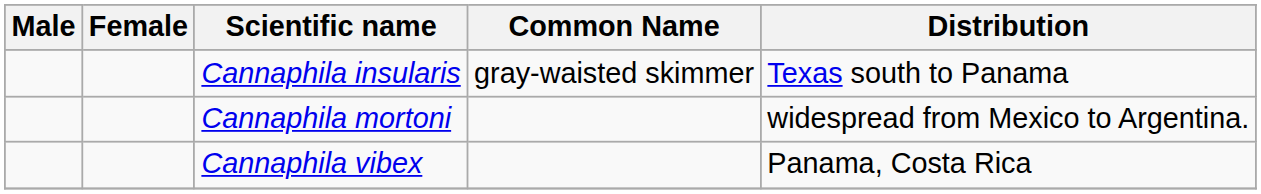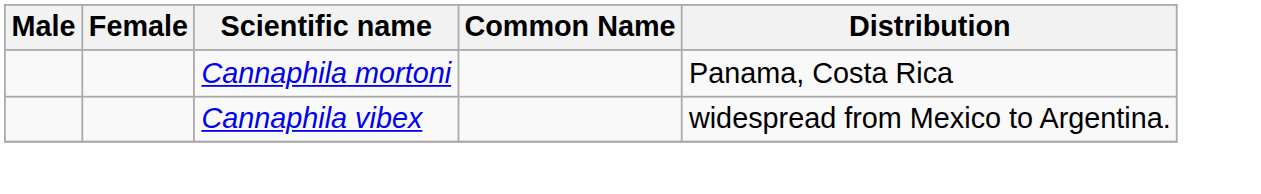- row: (331, 73)
(1008, 118) widespread from Mexico to Argentina. -> (821, 73) Panama, Costa Rica
(899, 164) Panama, Costa Rica -> (930, 118) widespread from Mexico to Argentina.
